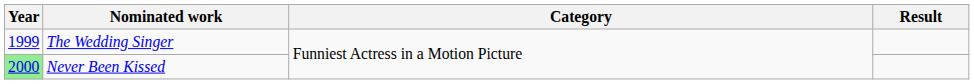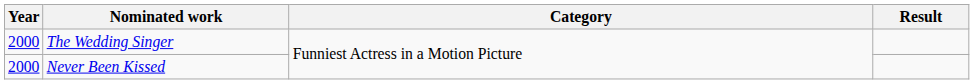(24, 41) 1999 -> (24, 41) 2000
(24, 66) lightgreen background -> (24, 66) no background
